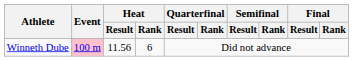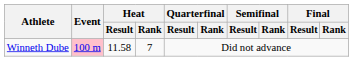(119, 47) 11.56 -> (119, 47) 11.58
(150, 47) 6 -> (150, 47) 7
